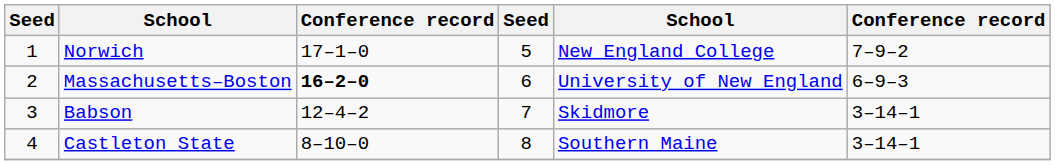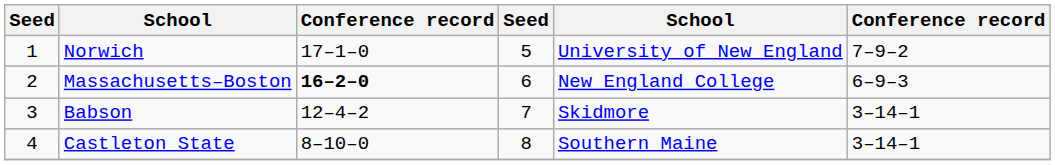(666, 51) New England College -> (700, 51) University of New England
(700, 82) University of New England -> (666, 82) New England College
